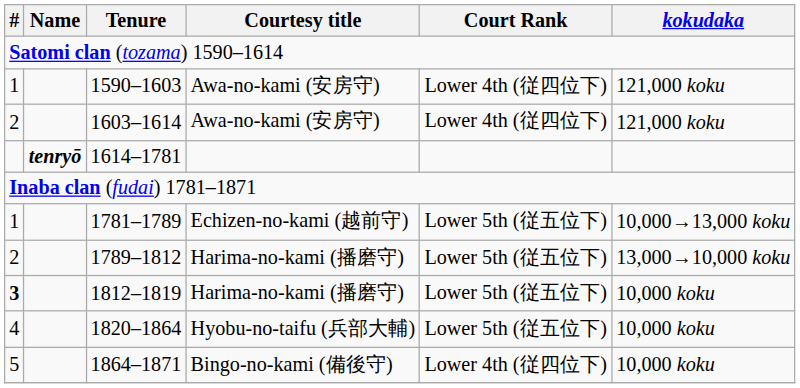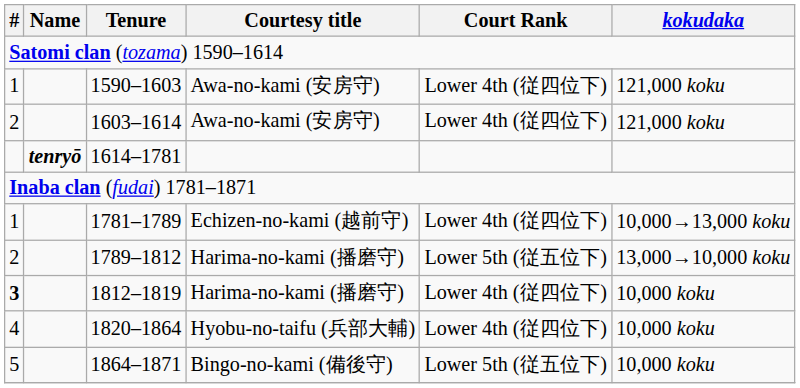(516, 221) Lower 5th (従五位下) -> (516, 221) Lower 4th (従四位下)
(516, 292) Lower 5th (従五位下) -> (516, 292) Lower 4th (従四位下)
(516, 328) Lower 5th (従五位下) -> (516, 328) Lower 4th (従四位下)
(516, 364) Lower 4th (従四位下) -> (516, 364) Lower 5th (従五位下)
